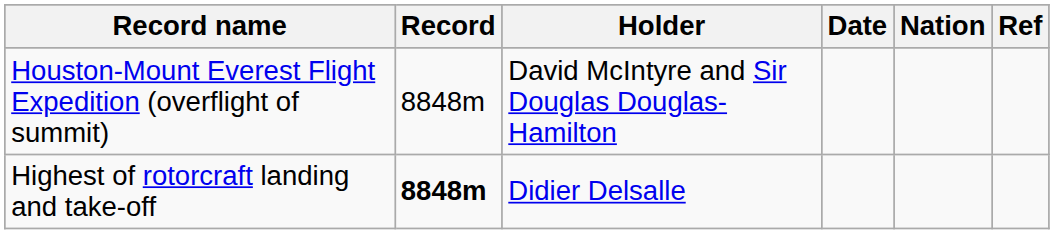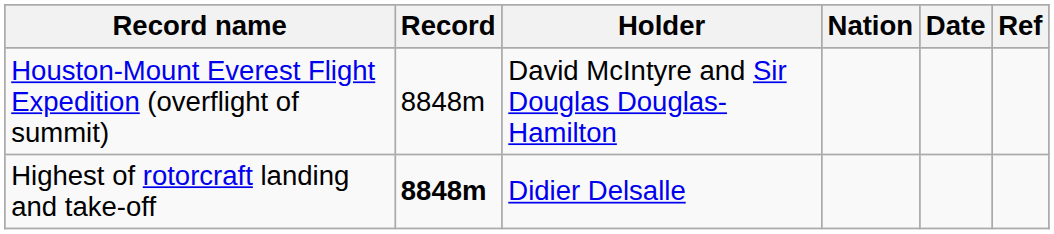columns swapped: (943, 26) <-> (857, 26)
